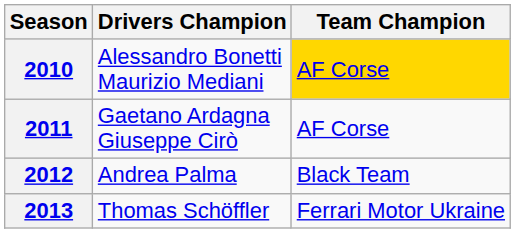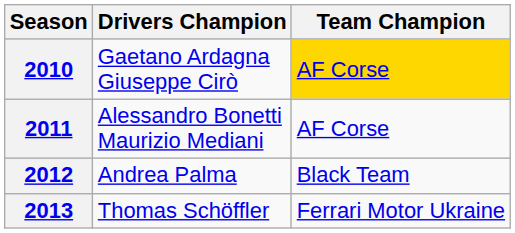(190, 68) Alessandro Bonetti Maurizio Mediani -> (184, 68) Gaetano Ardagna Giuseppe Cirò
(184, 128) Gaetano Ardagna Giuseppe Cirò -> (190, 128) Alessandro Bonetti Maurizio Mediani
